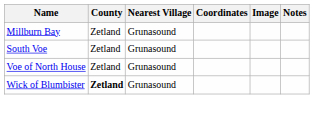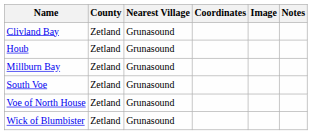+ row: (33, 31)
+ row: (18, 49)
(107, 85) bold -> (105, 121) normal
